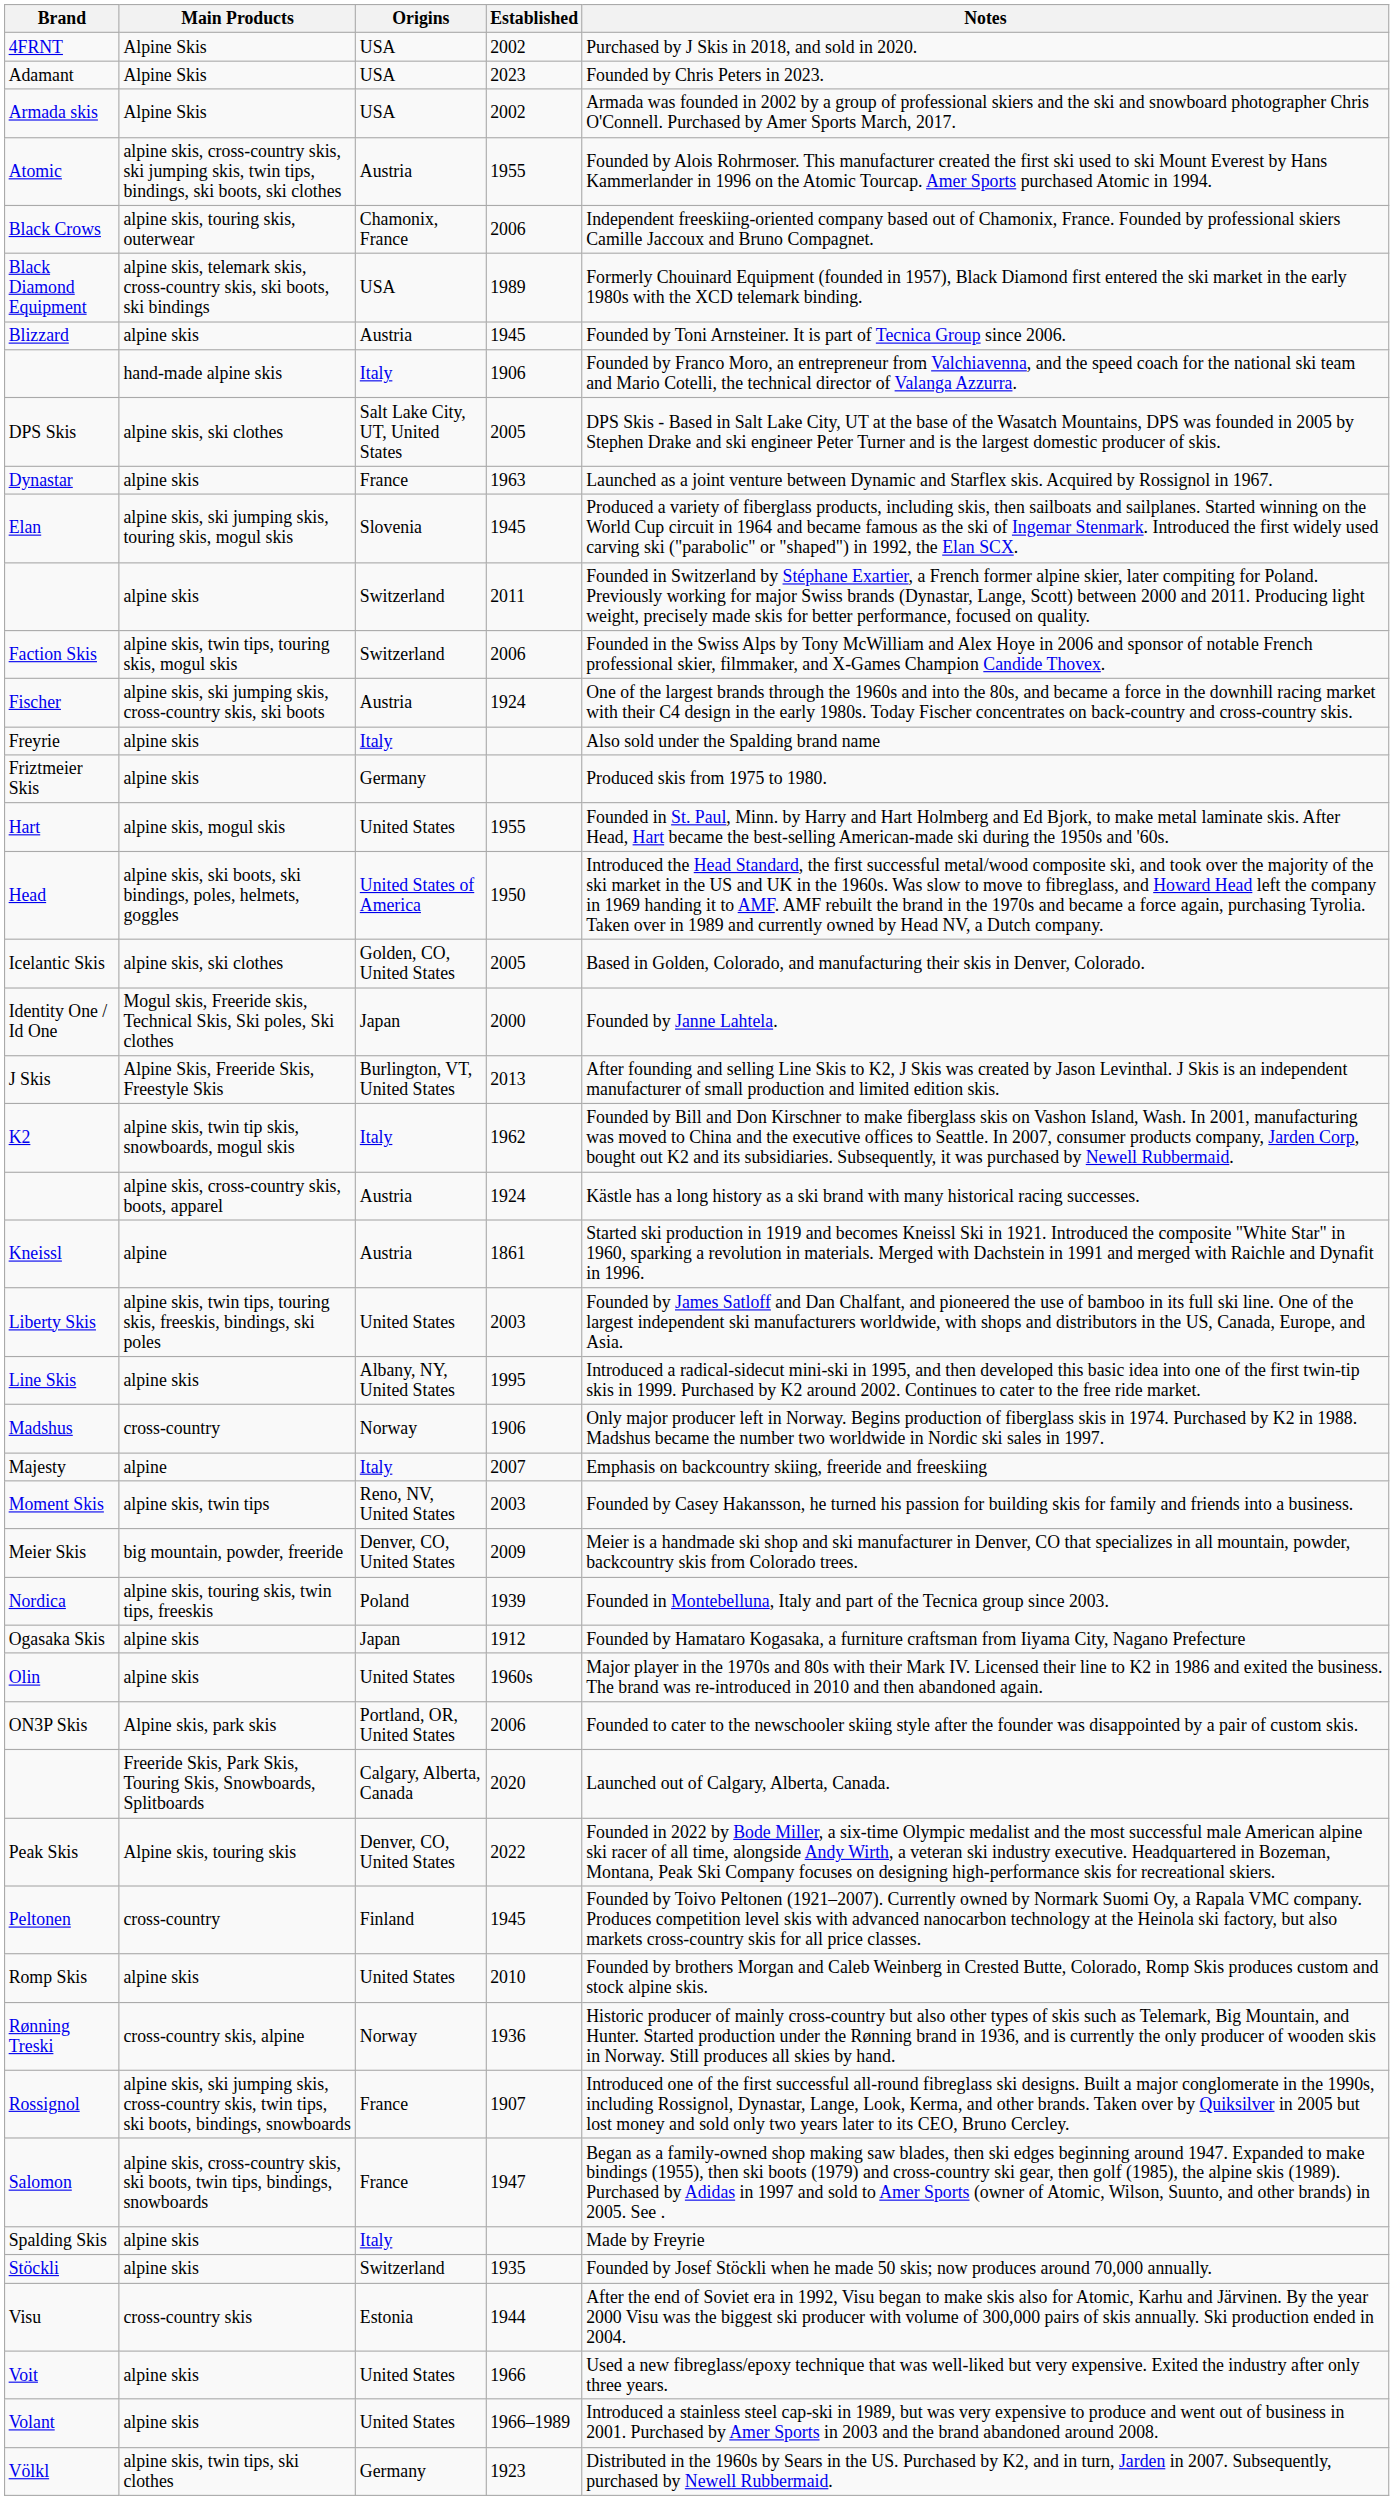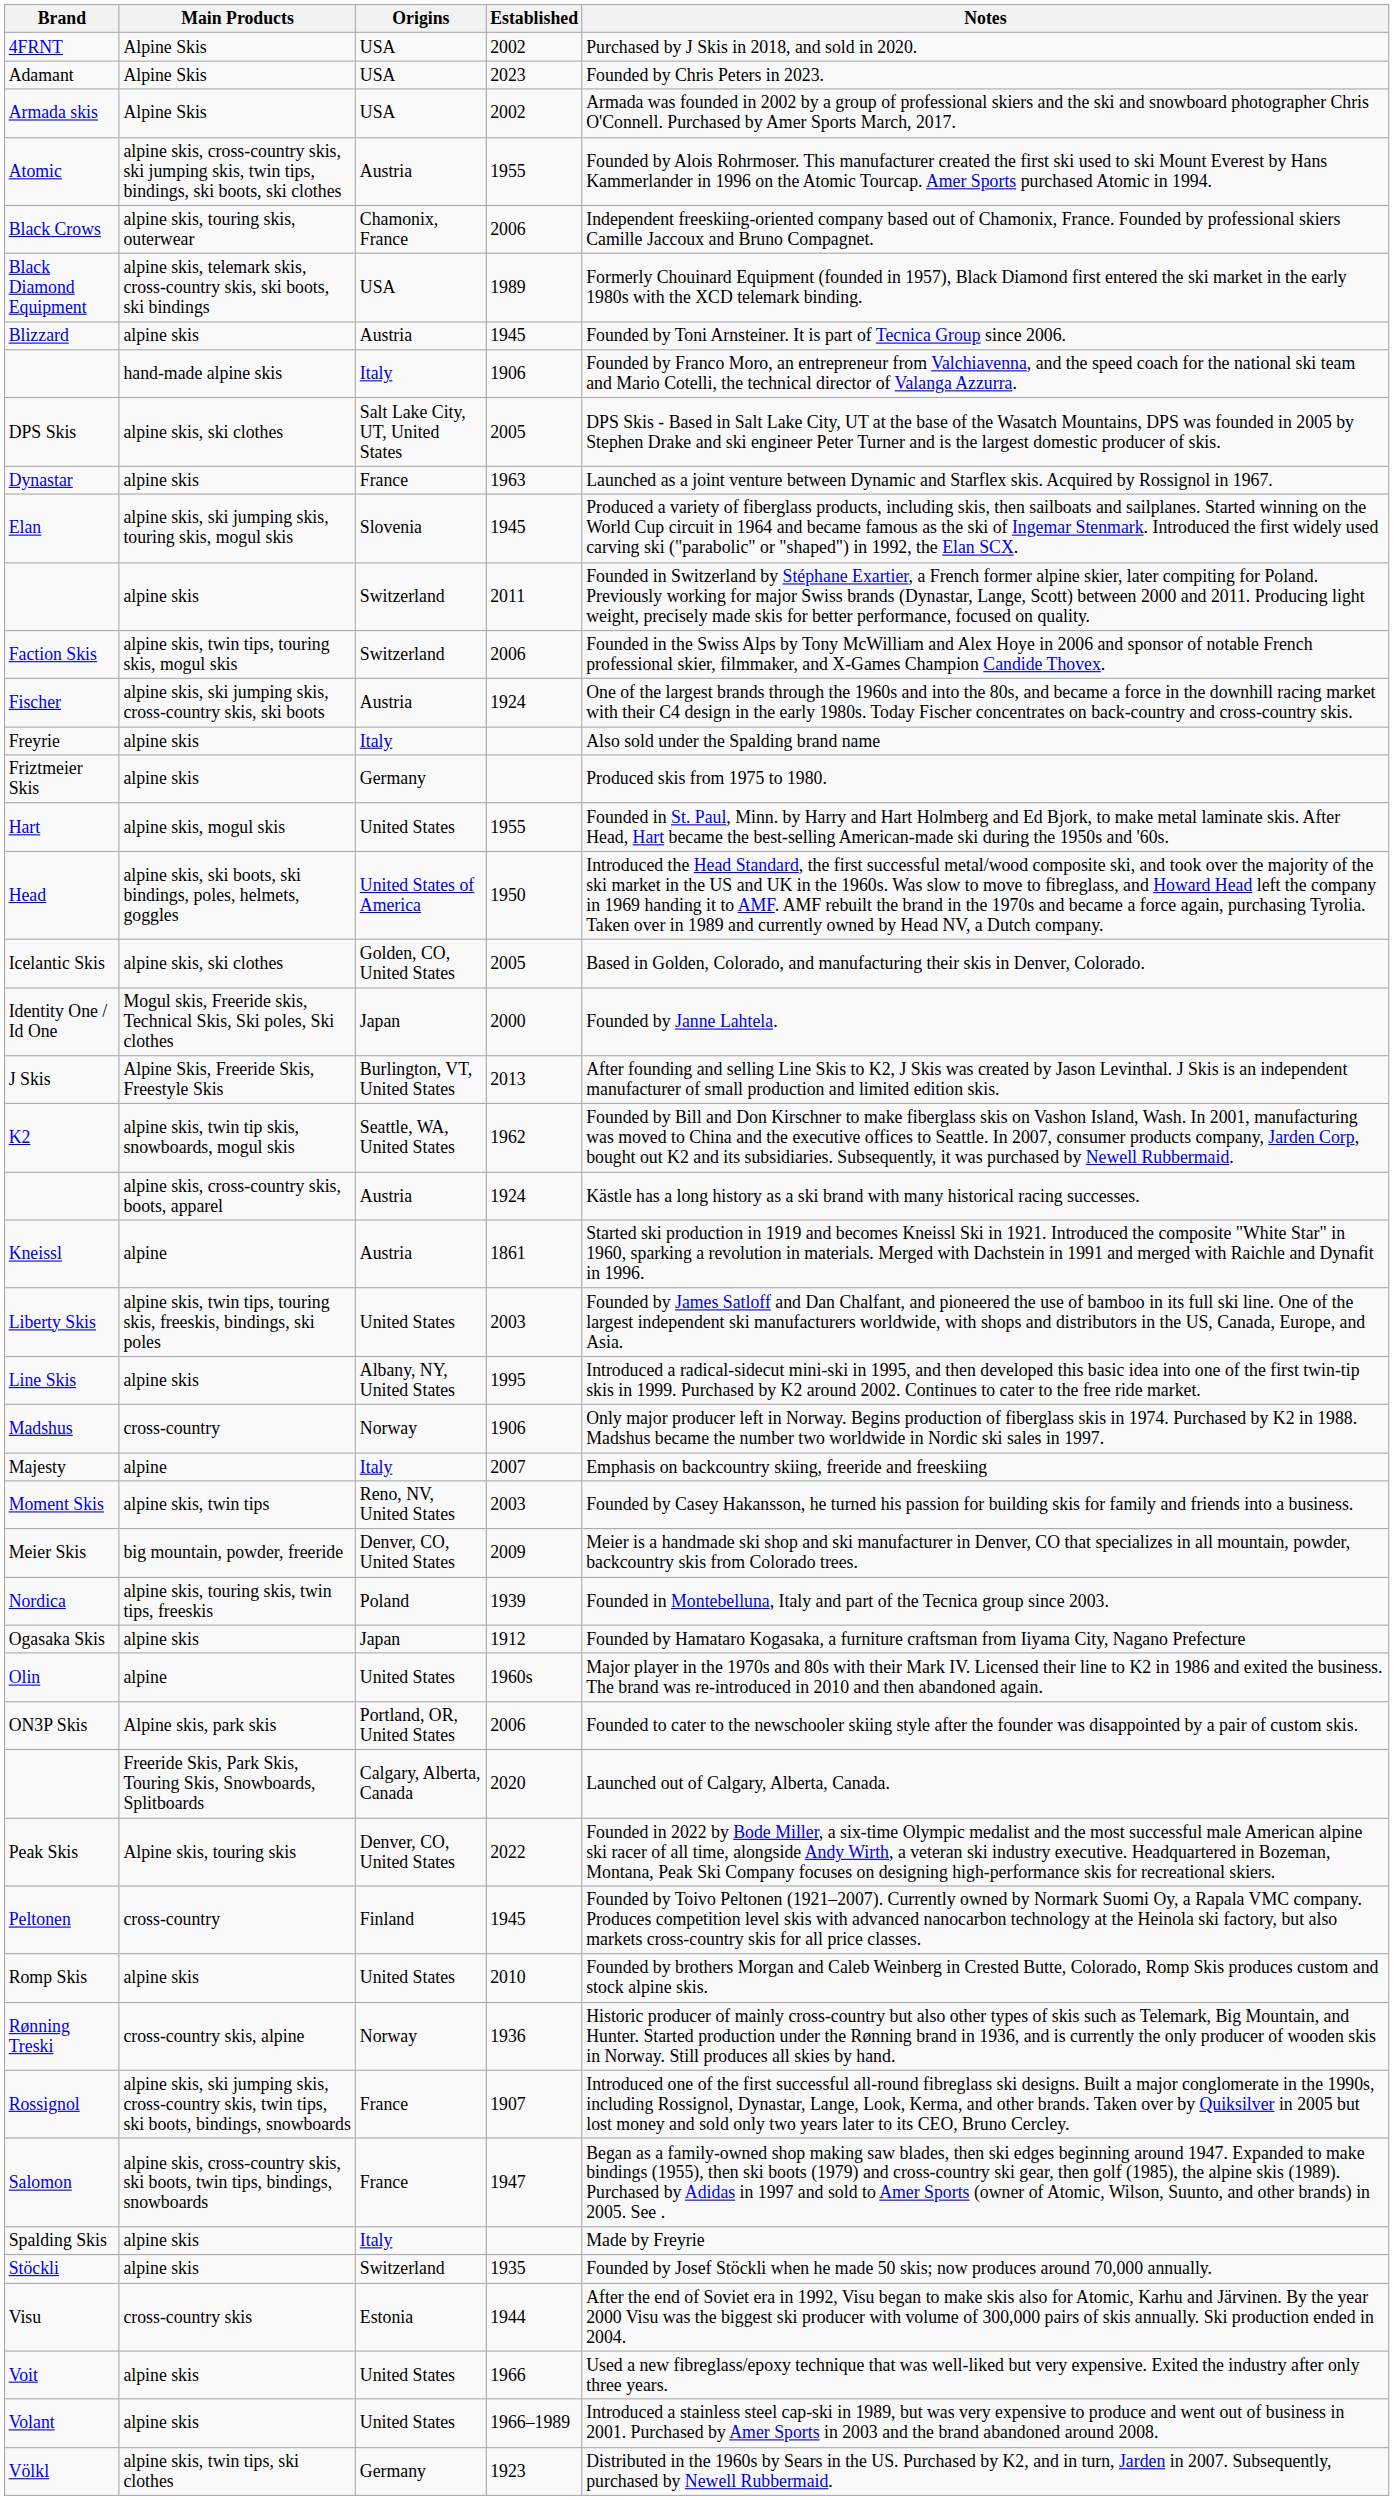(376, 1137) Italy -> (407, 1137) Seattle, WA, United States
(161, 1677) alpine skis -> (145, 1677) alpine
